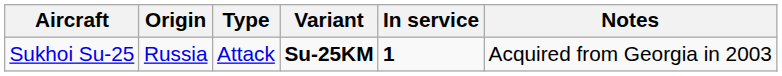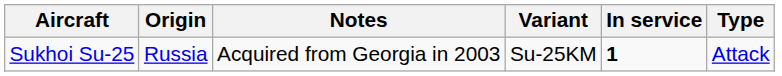columns swapped: (246, 20) <-> (630, 20)
(329, 53) bold -> (553, 53) normal
